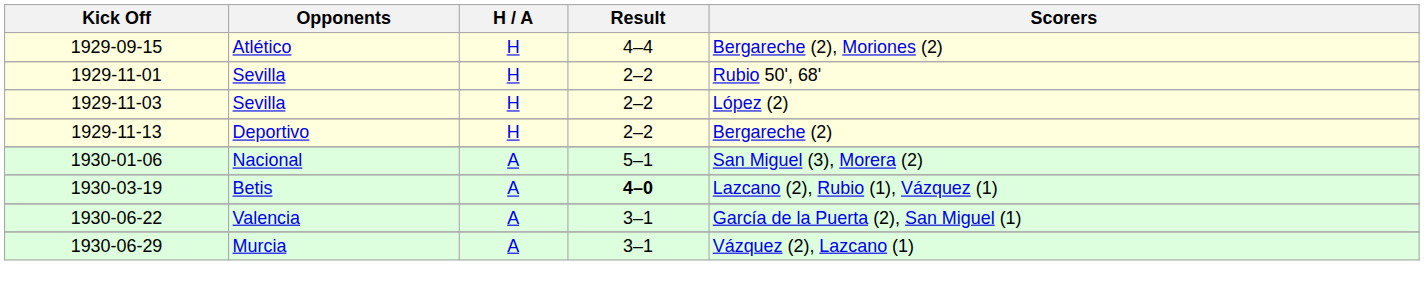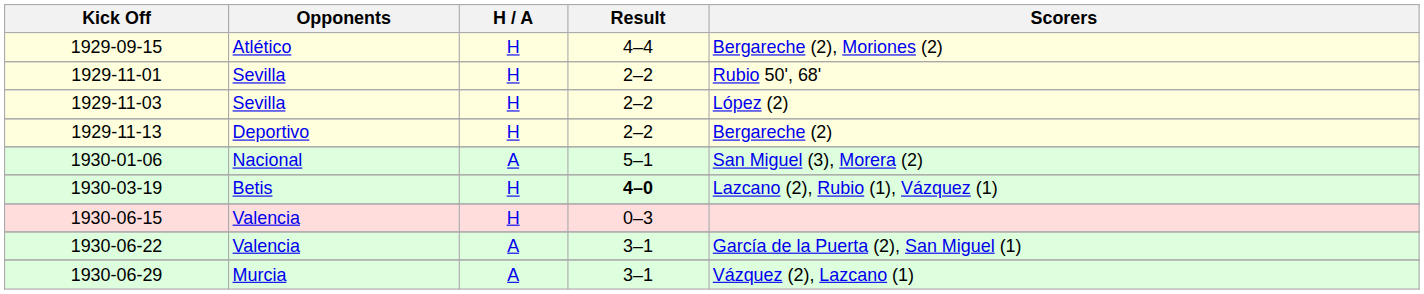(513, 189) A -> (513, 189) H
+ row: (117, 217)
